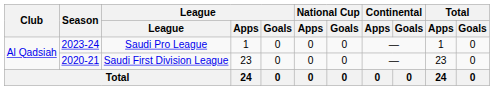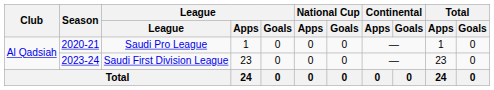(80, 45) 2023-24 -> (80, 45) 2020-21
(80, 61) 2020-21 -> (80, 61) 2023-24
